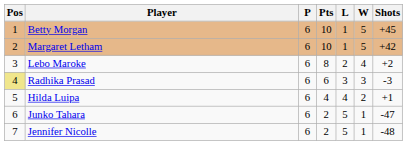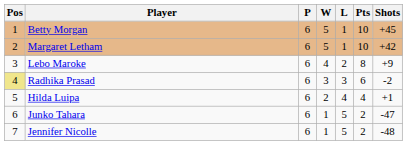columns swapped: (363, 13) <-> (326, 13)
(388, 64) +2 -> (388, 64) +9
(388, 81) -3 -> (388, 81) -2
